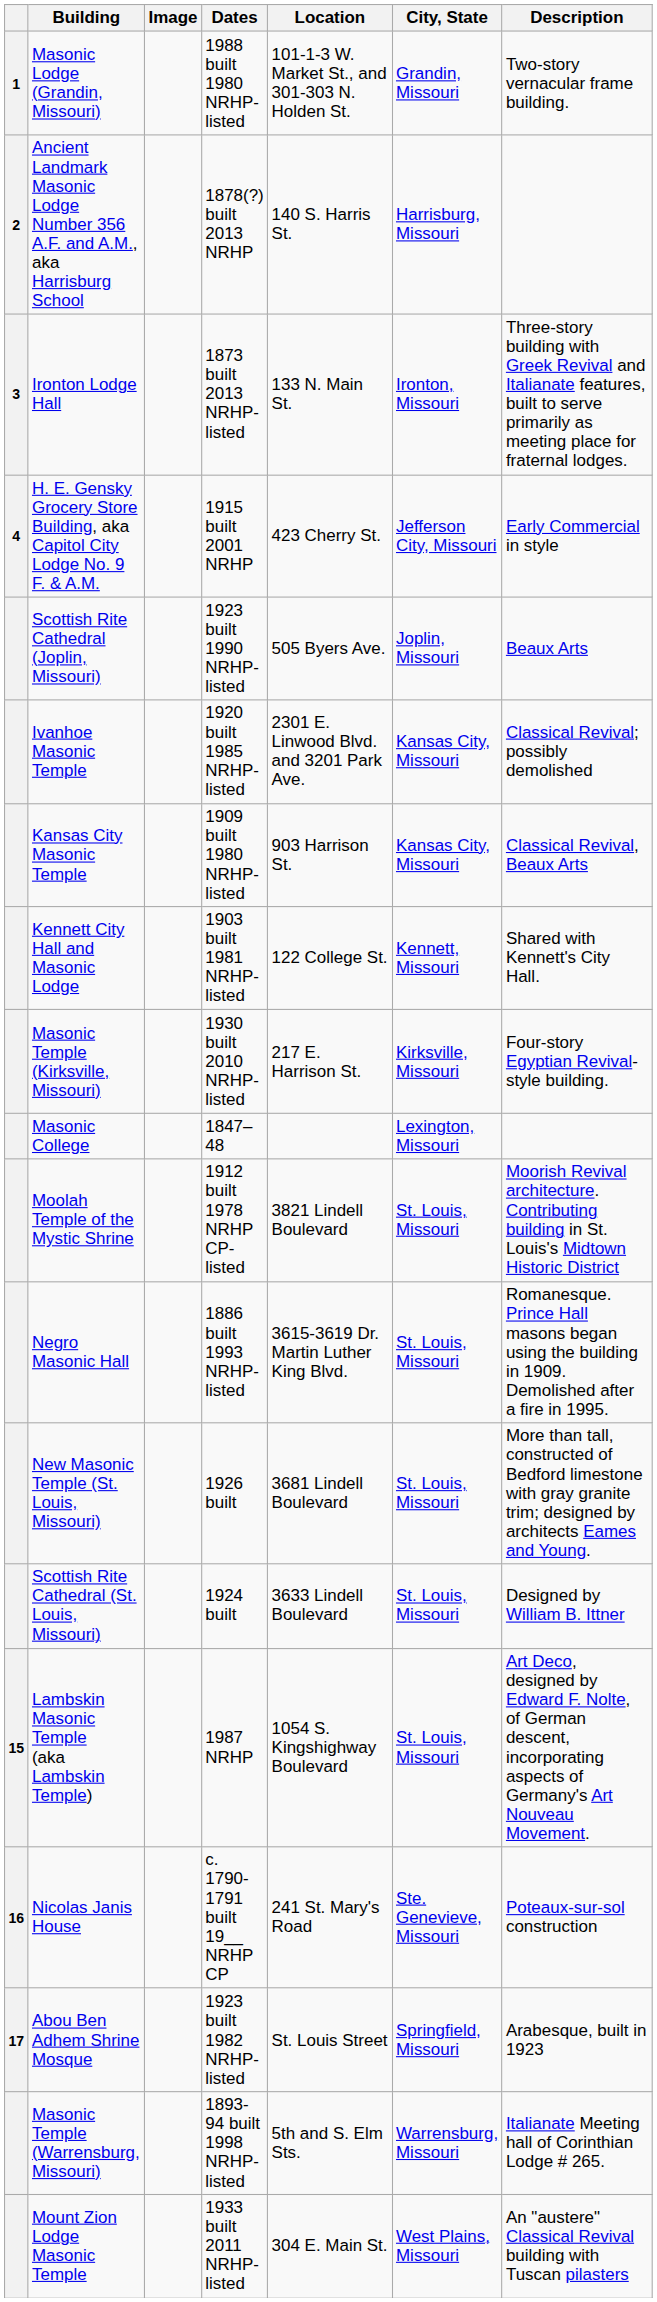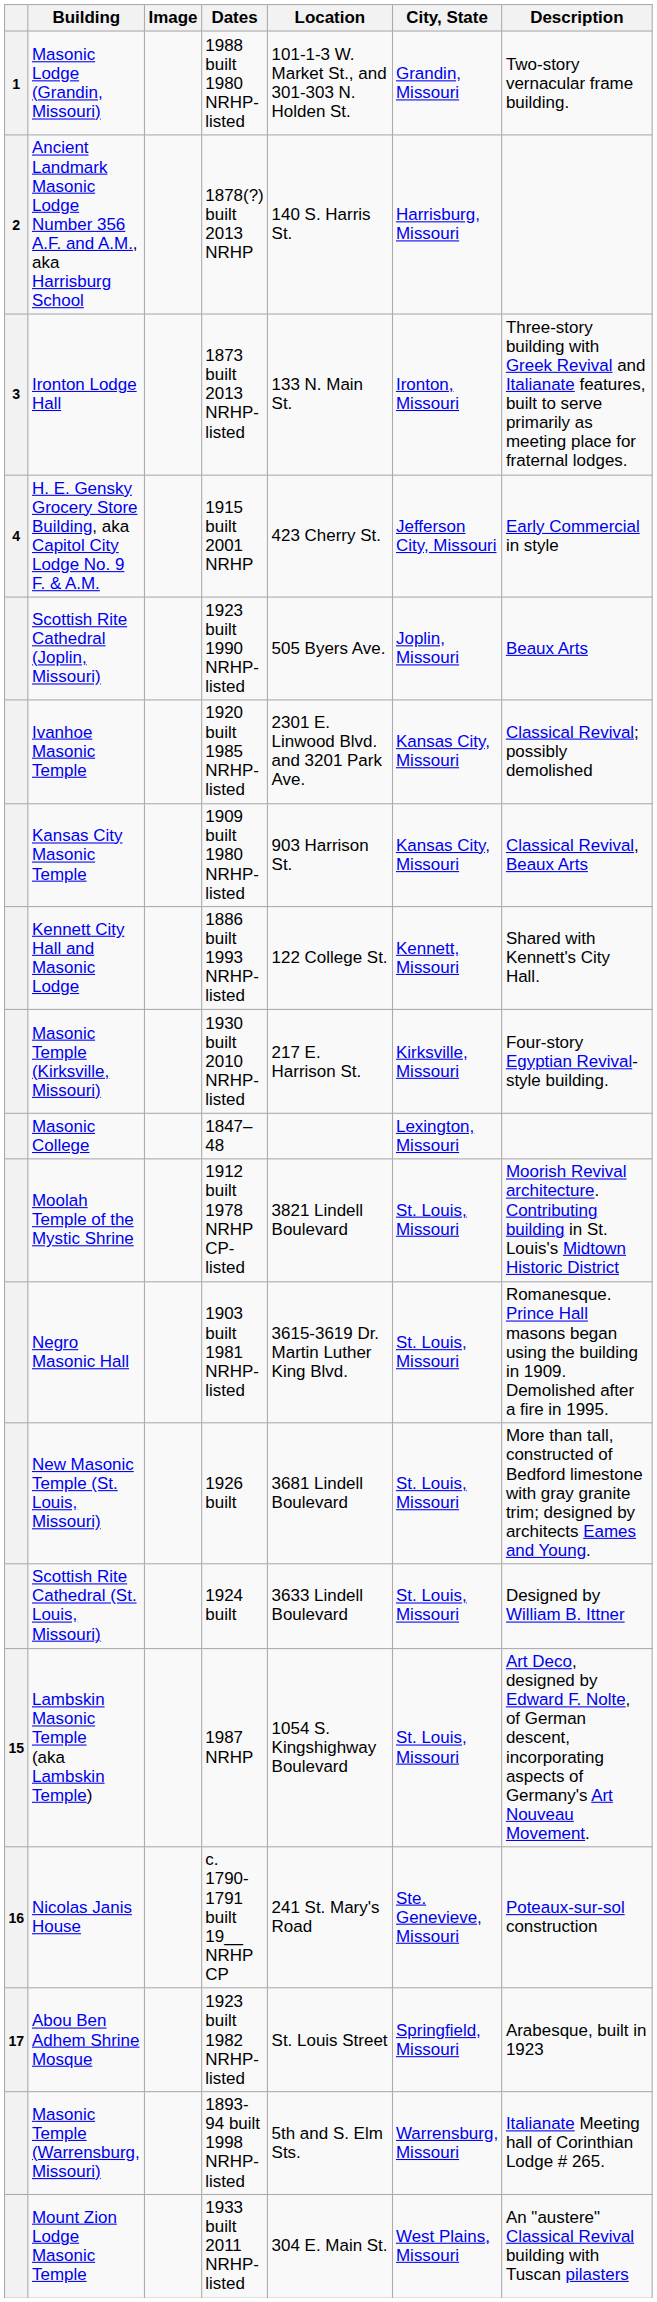(232, 958) 1903 built 1981 NRHP-listed -> (232, 958) 1886 built 1993 NRHP-listed
(232, 1351) 1886 built 1993 NRHP-listed -> (232, 1351) 1903 built 1981 NRHP-listed
